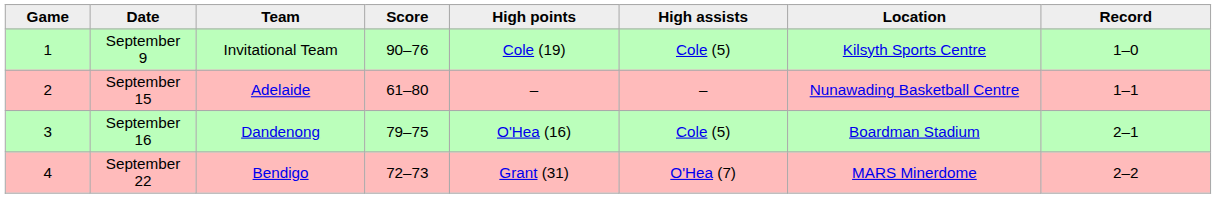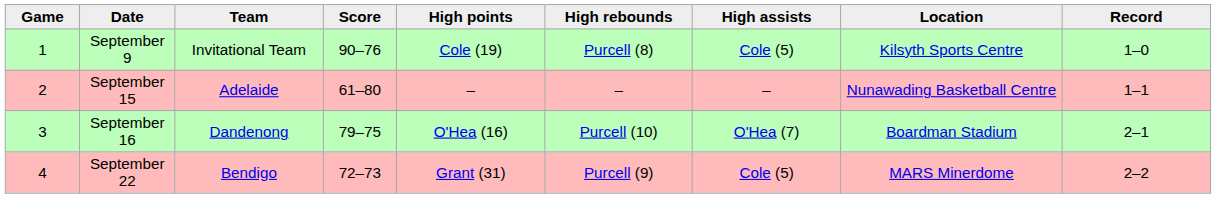+ column: (619, 17)
(703, 132) Cole (5) -> (767, 132) O'Hea (7)
(703, 173) O'Hea (7) -> (767, 173) Cole (5)
